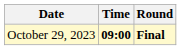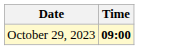- column: (155, 14)
